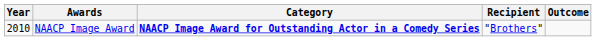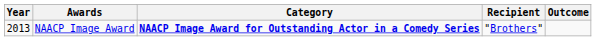(18, 28) 2010 -> (18, 28) 2013
